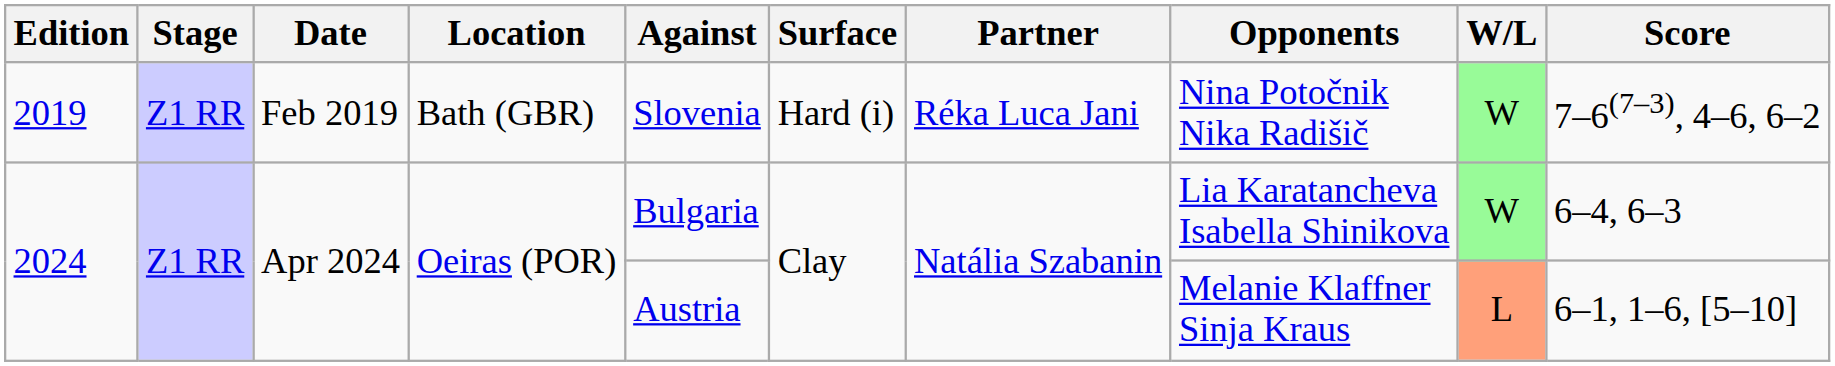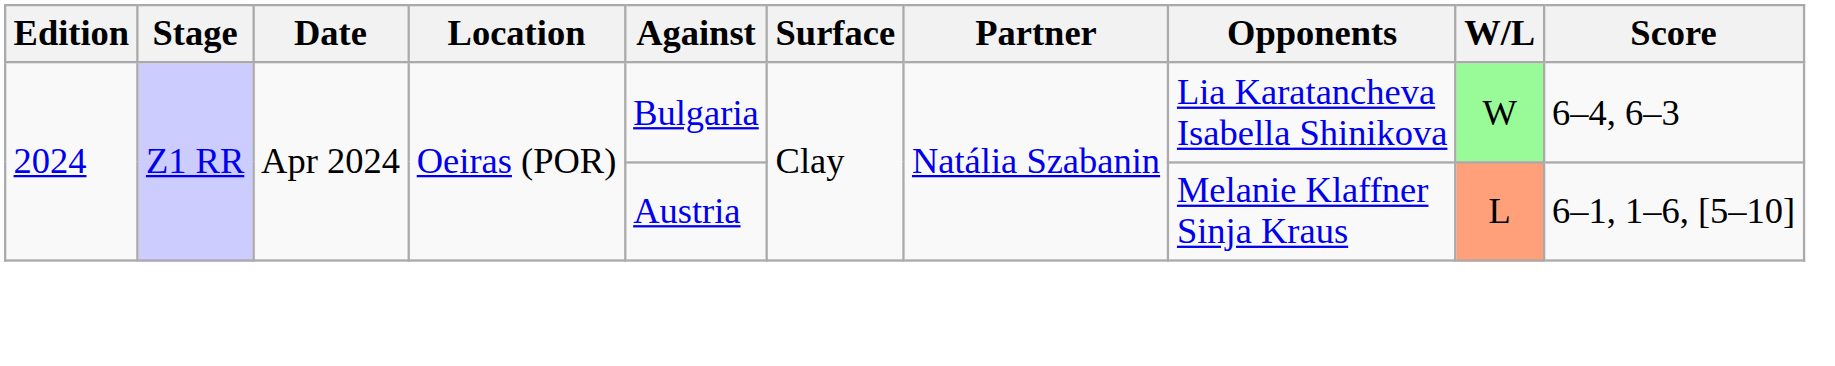- row: (50, 111)
